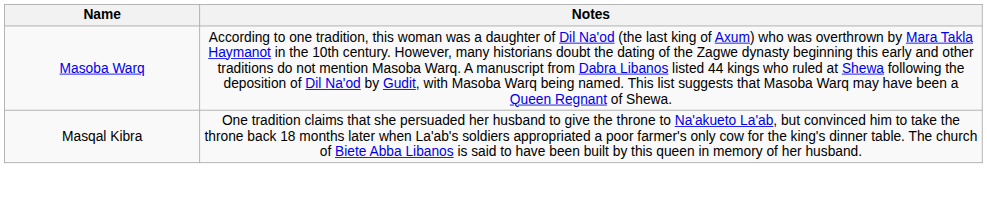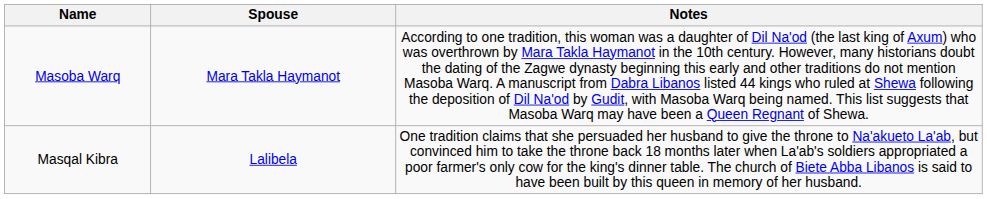+ column: (273, 15)
